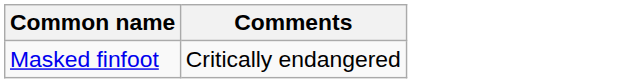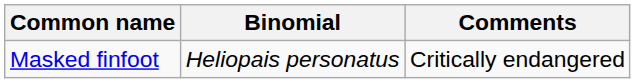+ column: (293, 22)
